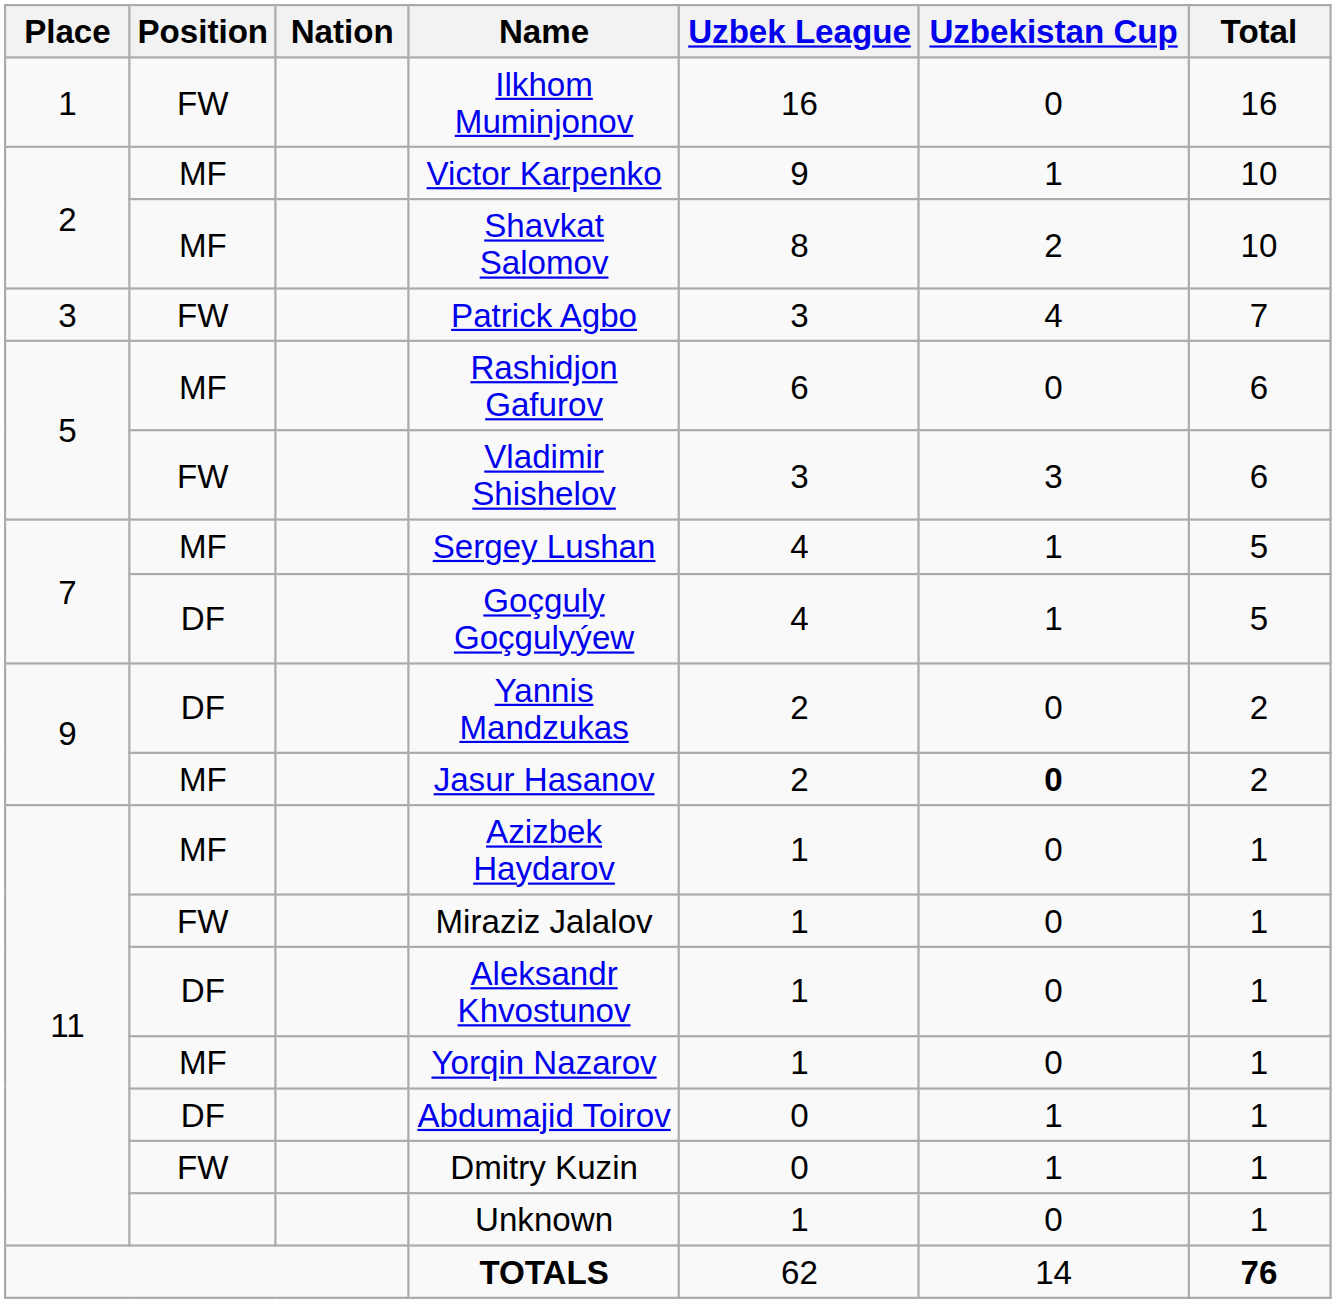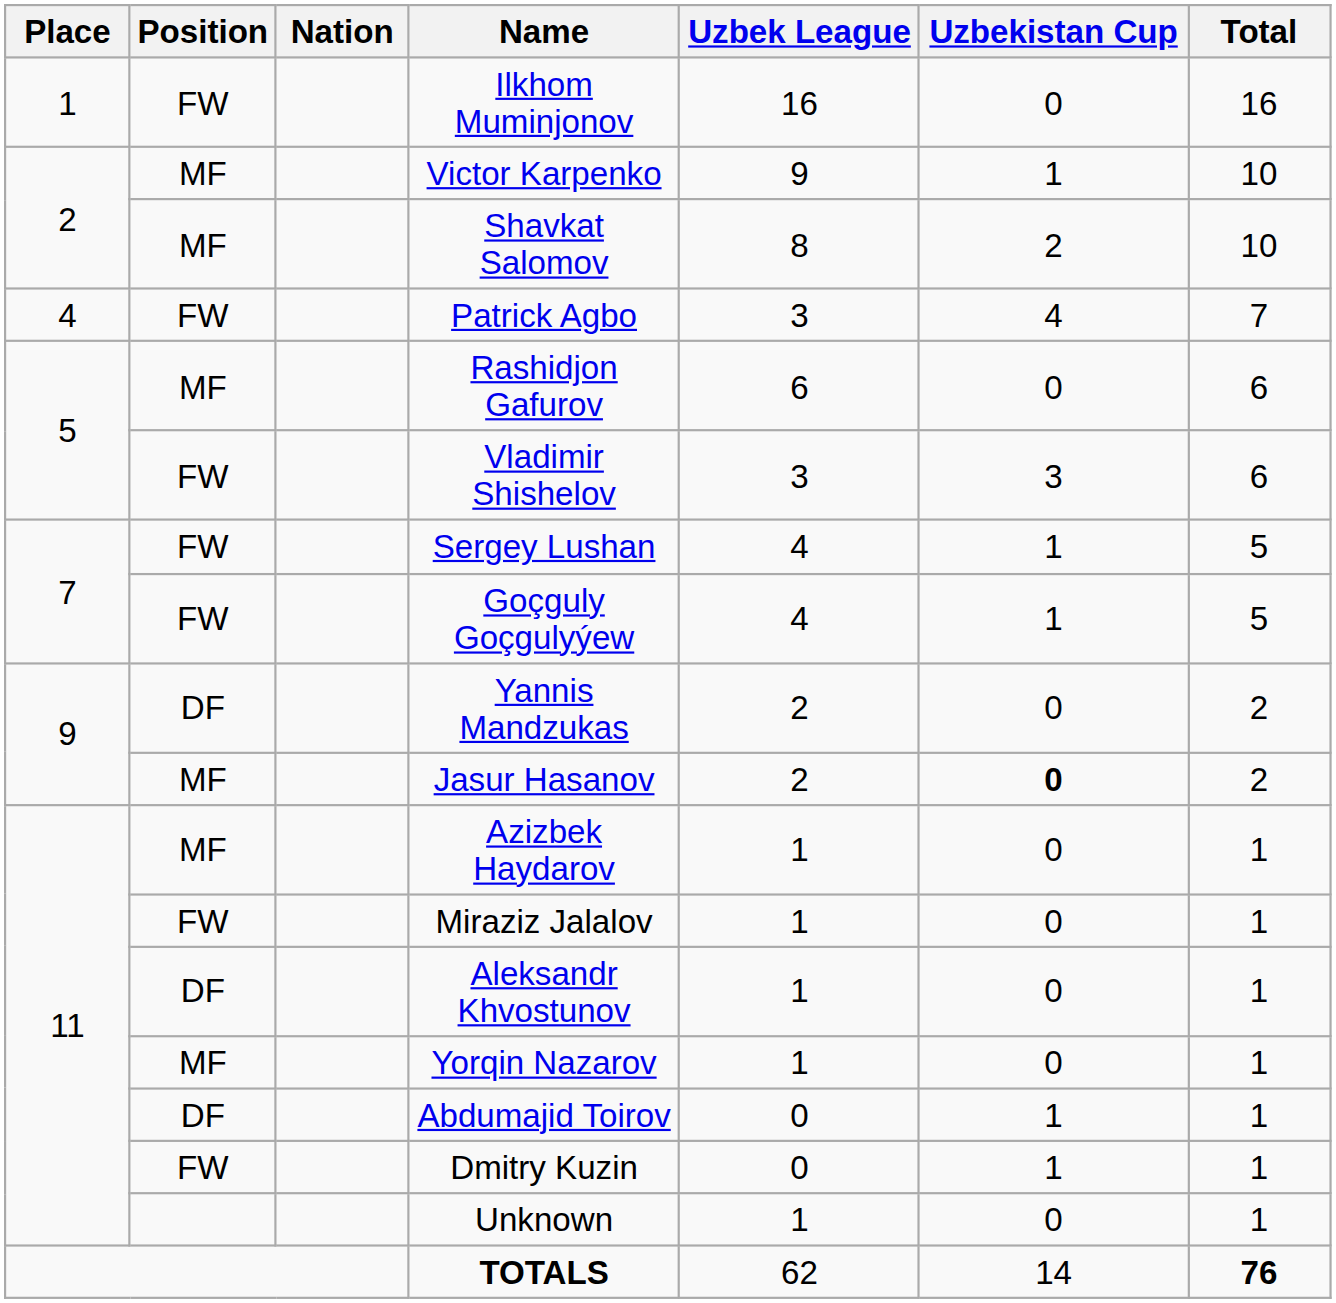(67, 315) 3 -> (67, 315) 4
(203, 547) MF -> (203, 547) FW
(203, 618) DF -> (203, 618) FW
